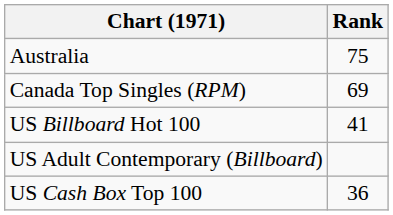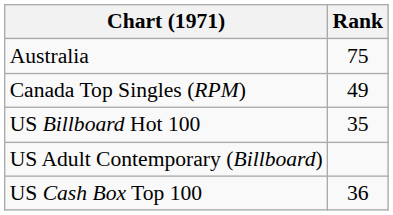(358, 90) 69 -> (358, 90) 49
(358, 124) 41 -> (358, 124) 35
